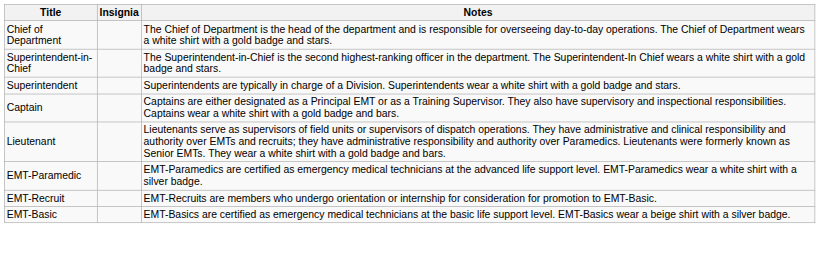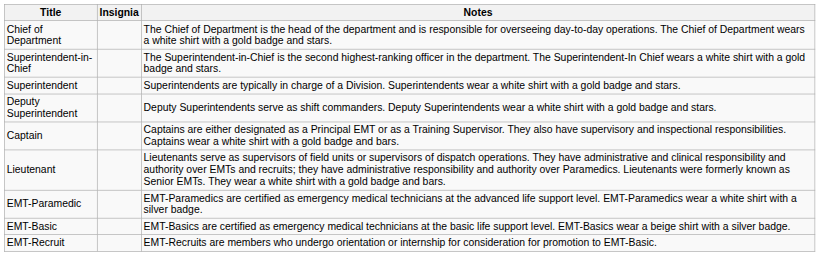+ row: (42, 107)
rows swapped: (32, 214) <-> (36, 198)
